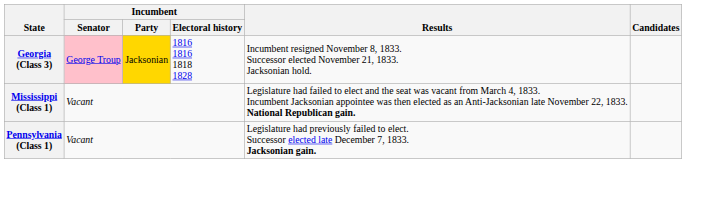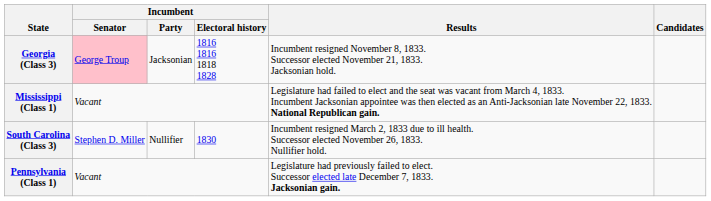(147, 59) gold background -> (171, 59) no background
+ row: (38, 140)
